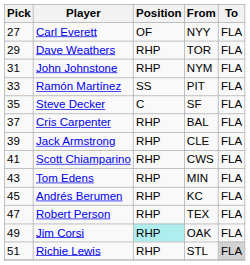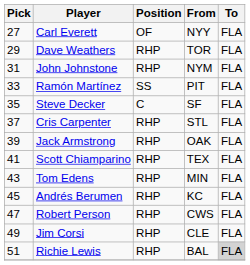(198, 123) BAL -> (197, 123) STL
(198, 141) CLE -> (199, 141) OAK
(200, 159) CWS -> (198, 159) TEX
(198, 214) TEX -> (200, 214) CWS
(148, 232) paleturquoise background -> (148, 232) no background
(199, 232) OAK -> (198, 232) CLE
(197, 251) STL -> (198, 251) BAL
